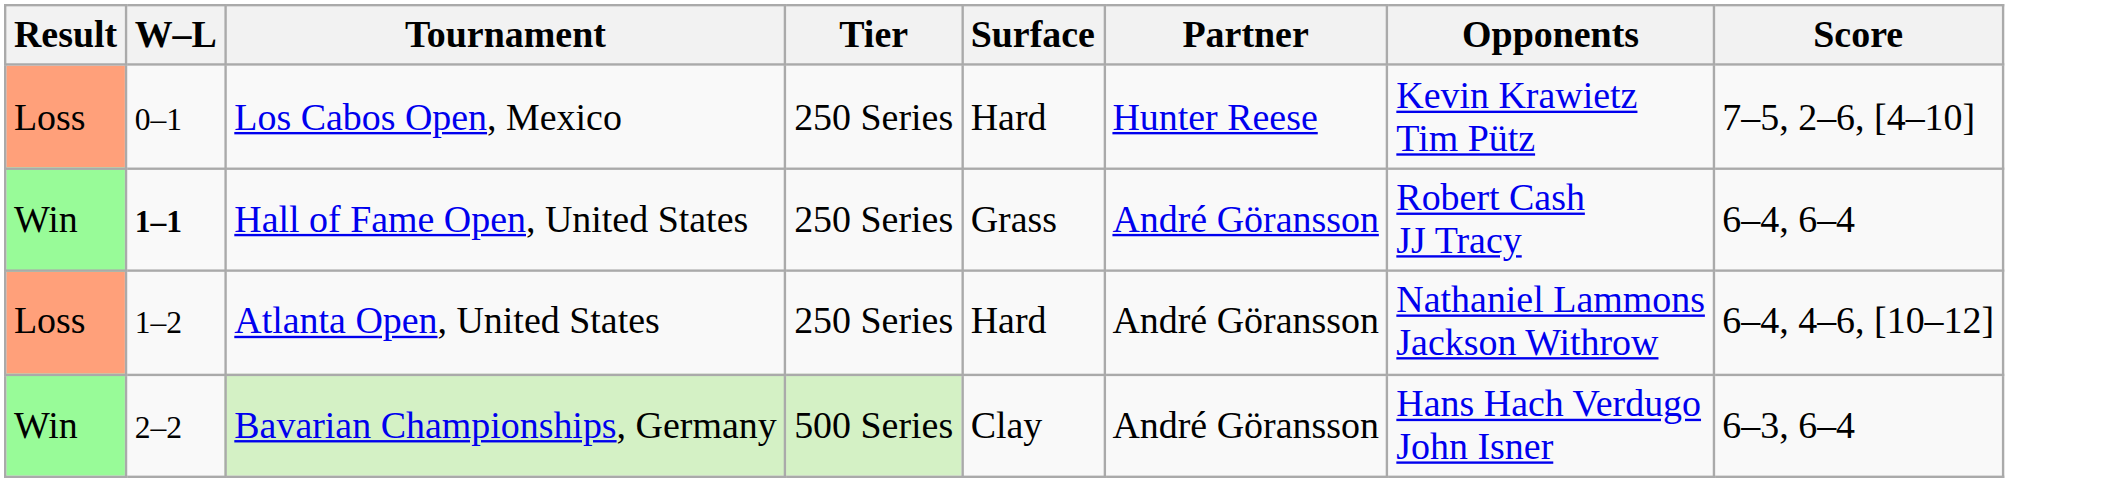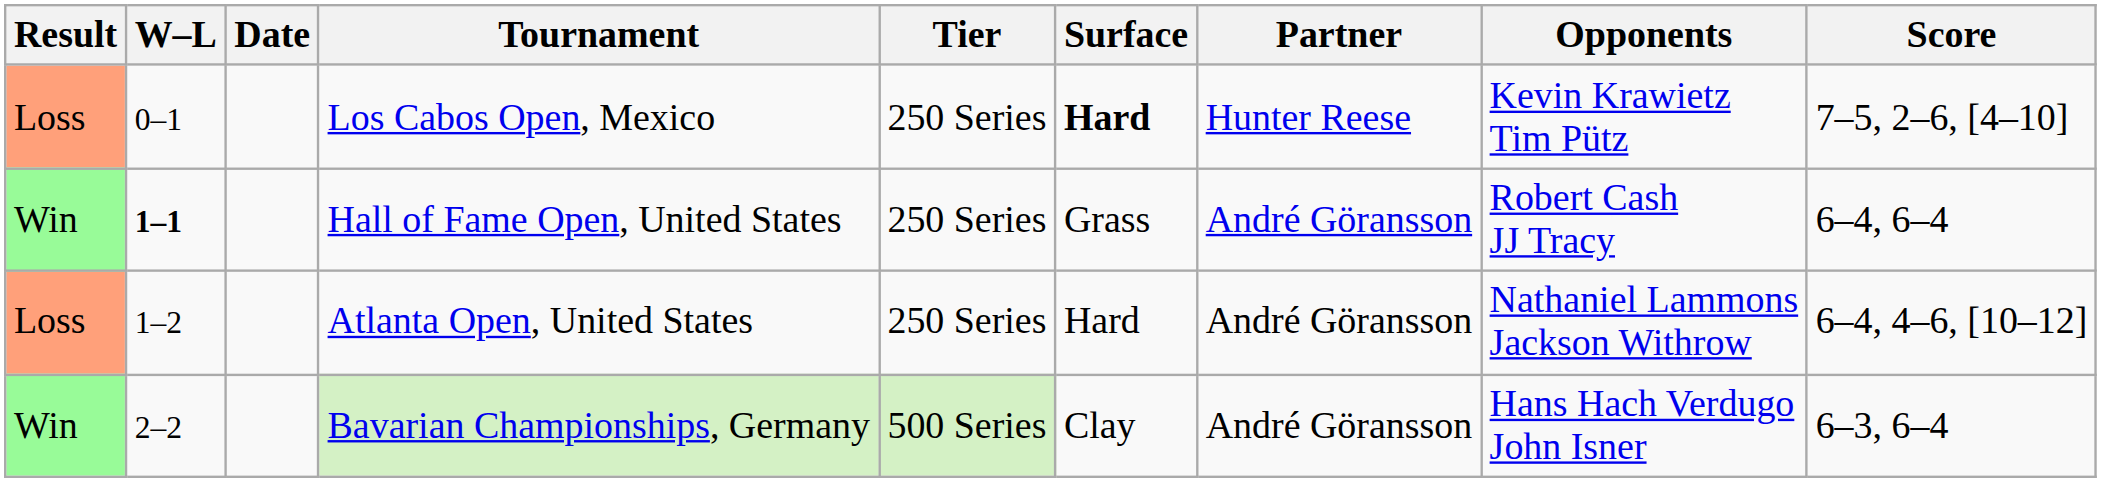+ column: (272, 34)
(1009, 116) normal -> (1107, 116) bold
